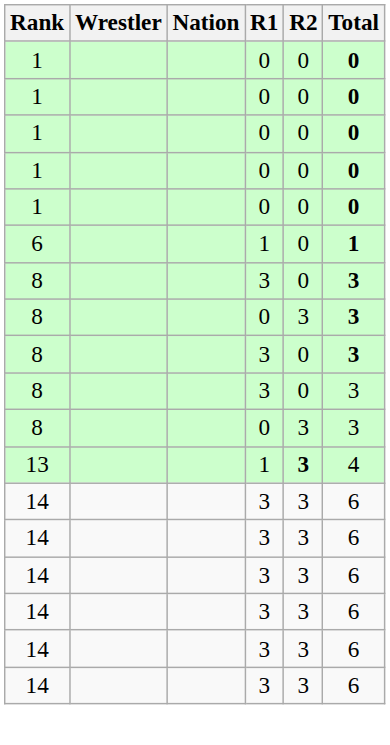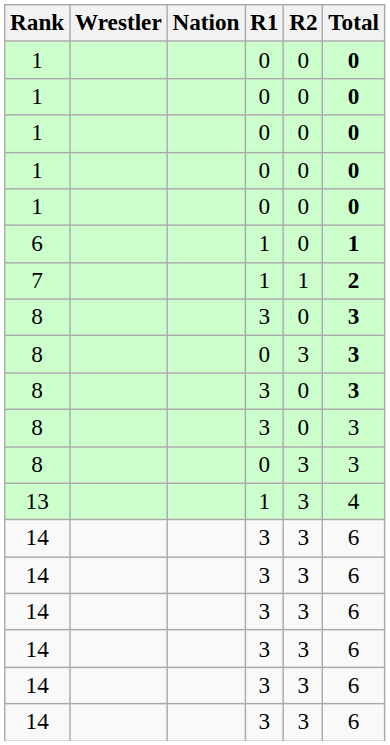+ row: (37, 280)
(303, 464) bold -> (303, 501) normal
